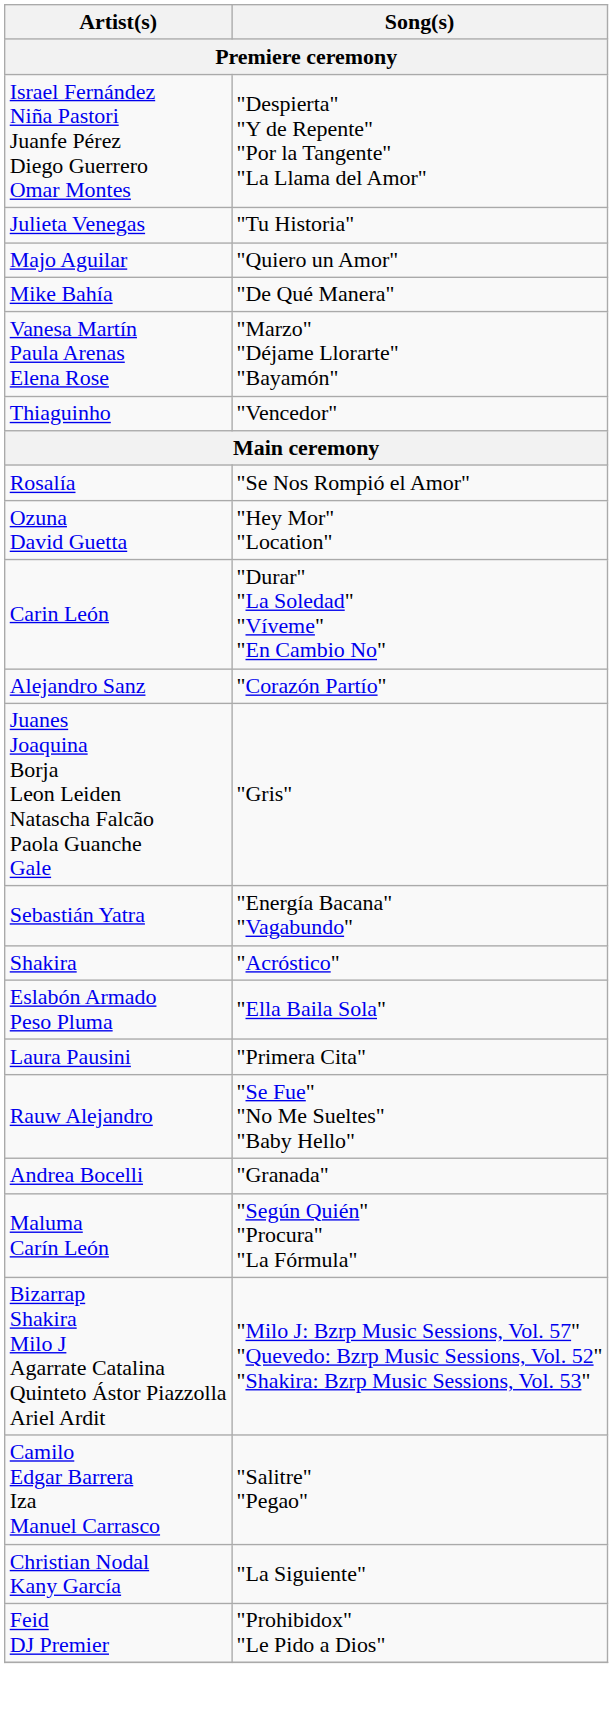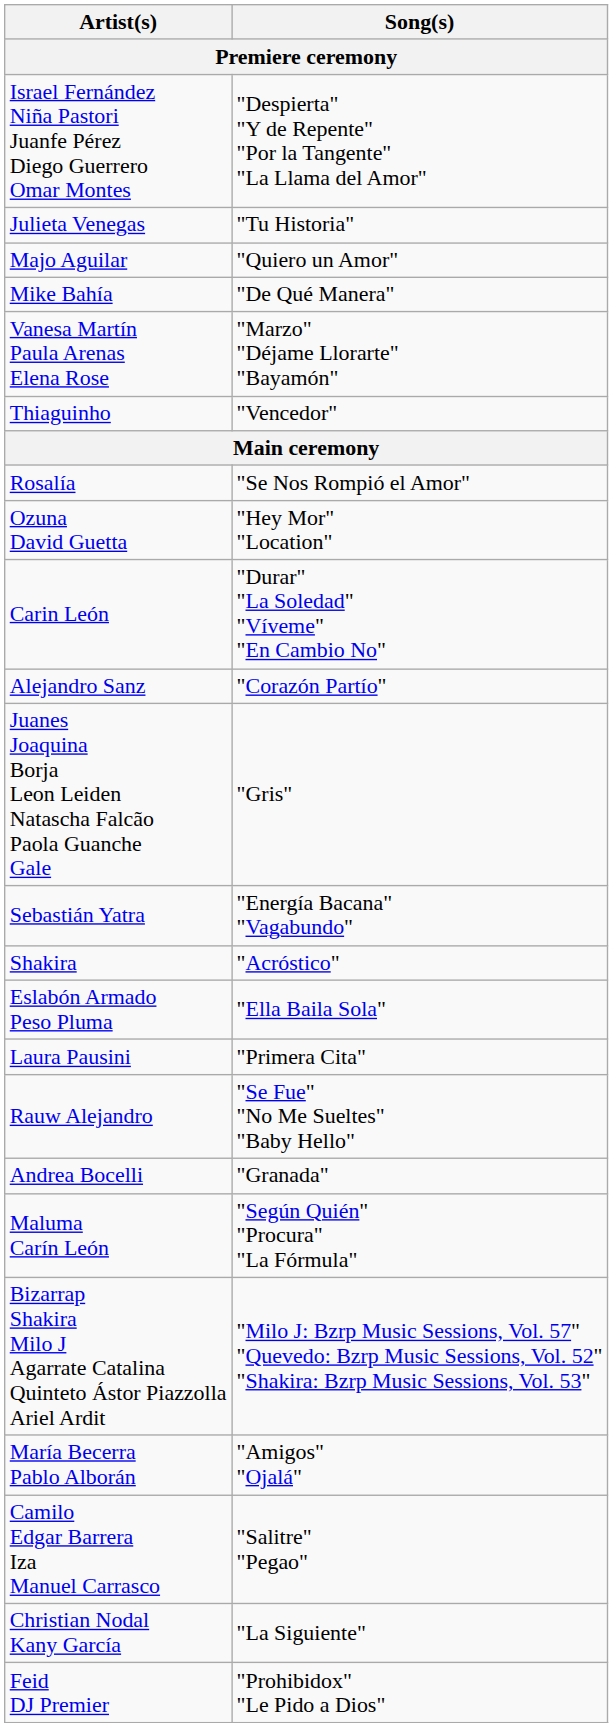+ row: (73, 1464)
